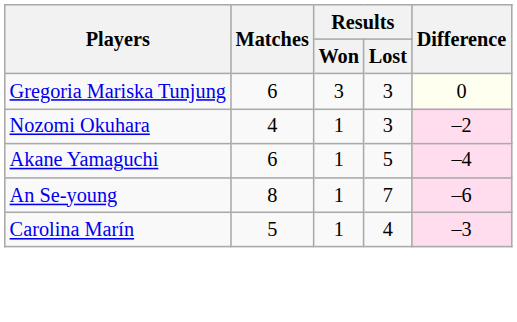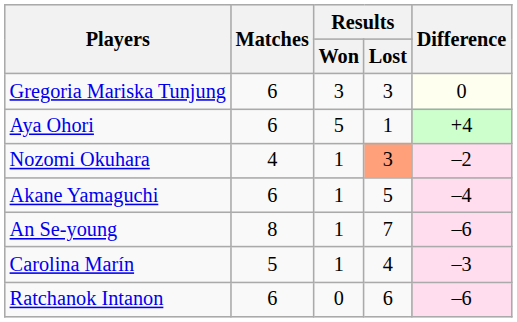+ row: (52, 125)
(388, 125) no background -> (388, 160) lightsalmon background
+ row: (86, 298)
